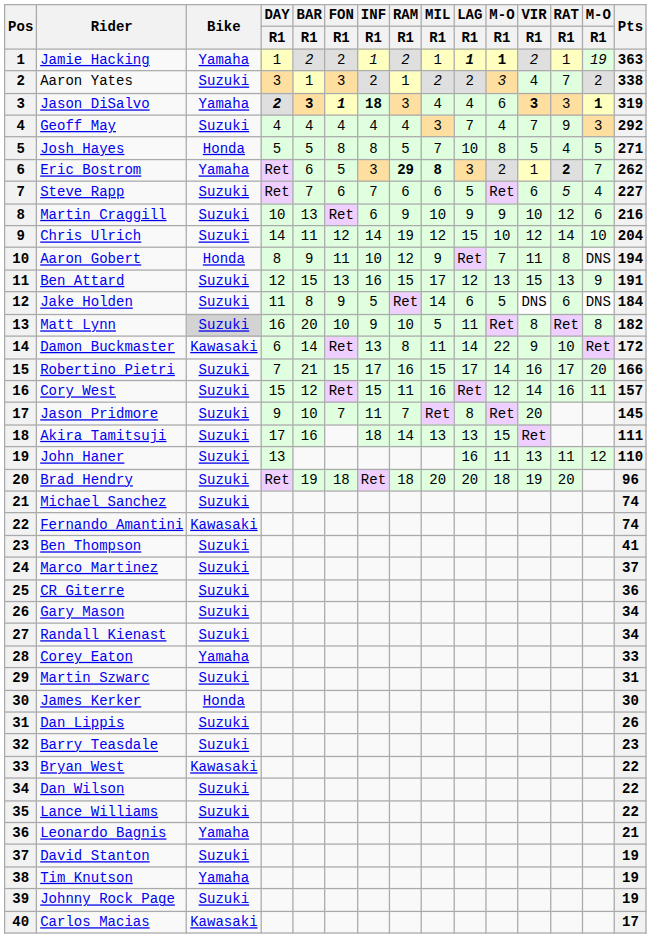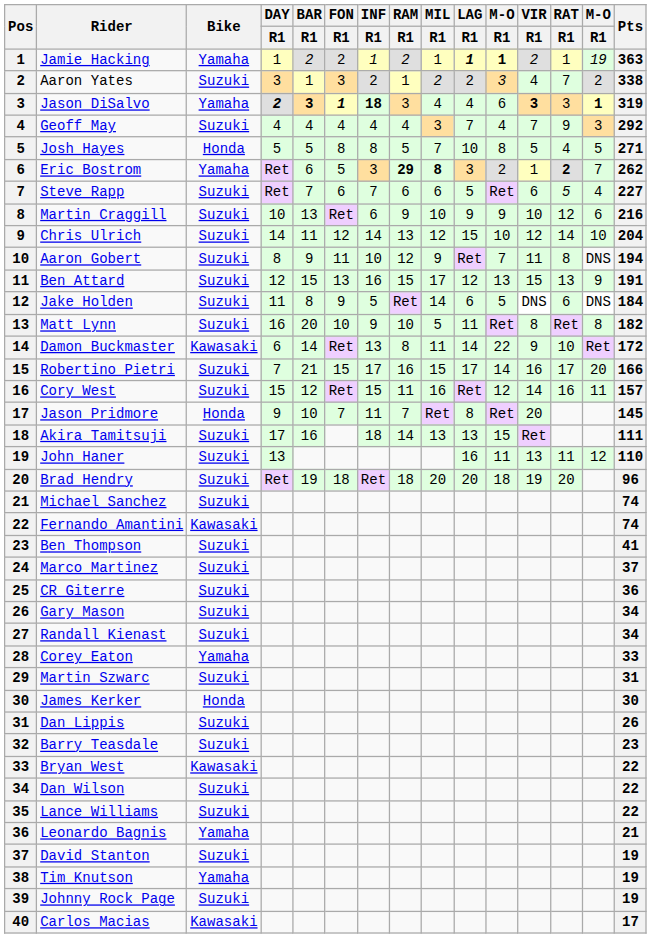(406, 237) 19 -> (406, 237) 13
(224, 259) Honda -> (224, 259) Suzuki
(224, 325) lightgrey background -> (224, 325) no background
(224, 414) Suzuki -> (224, 414) Honda
